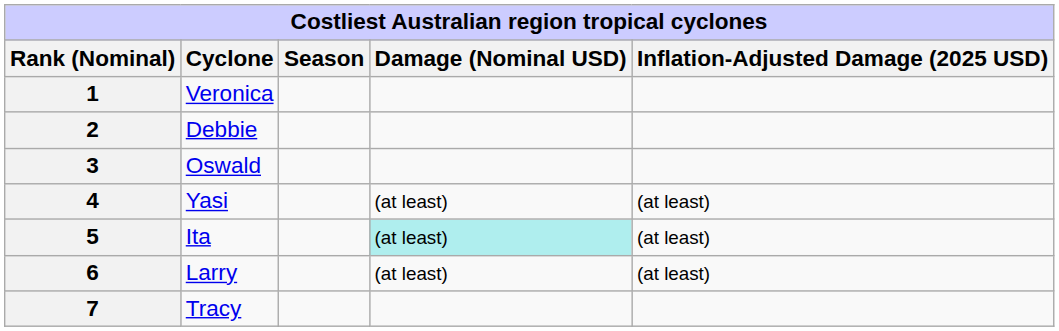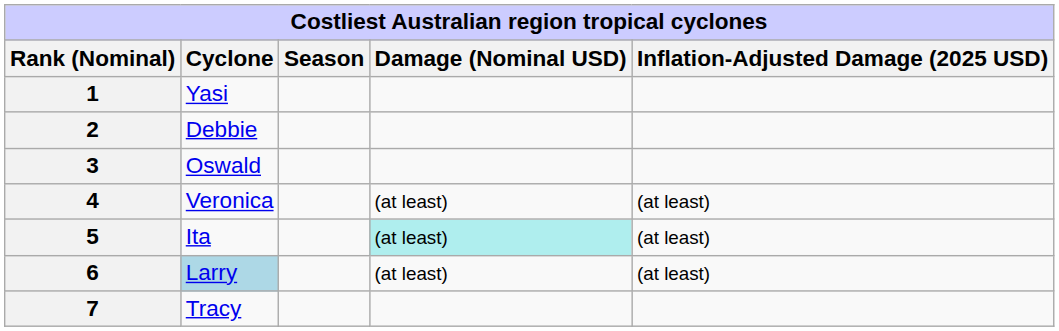(230, 93) Veronica -> (207, 93) Yasi
(207, 201) Yasi -> (230, 201) Veronica
(211, 272) no background -> (211, 272) lightblue background
